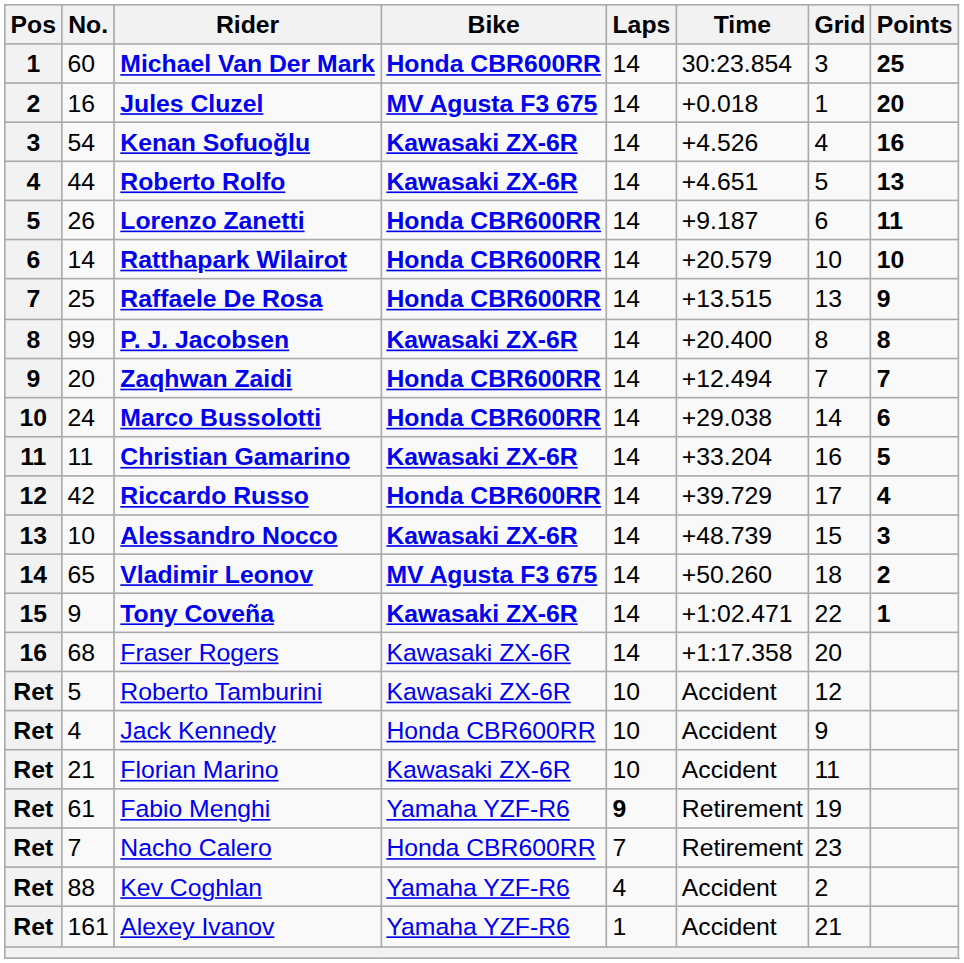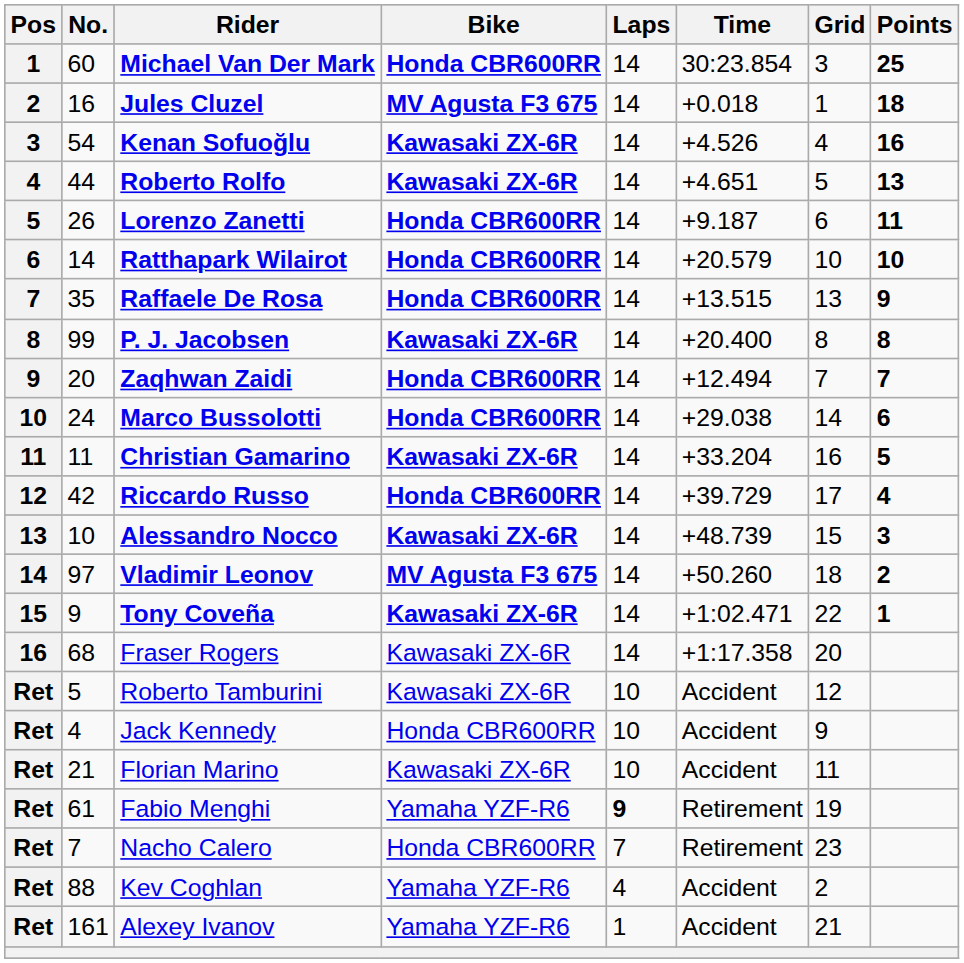(891, 103) 20 -> (891, 103) 18
(81, 299) 25 -> (81, 299) 35
(81, 574) 65 -> (81, 574) 97
